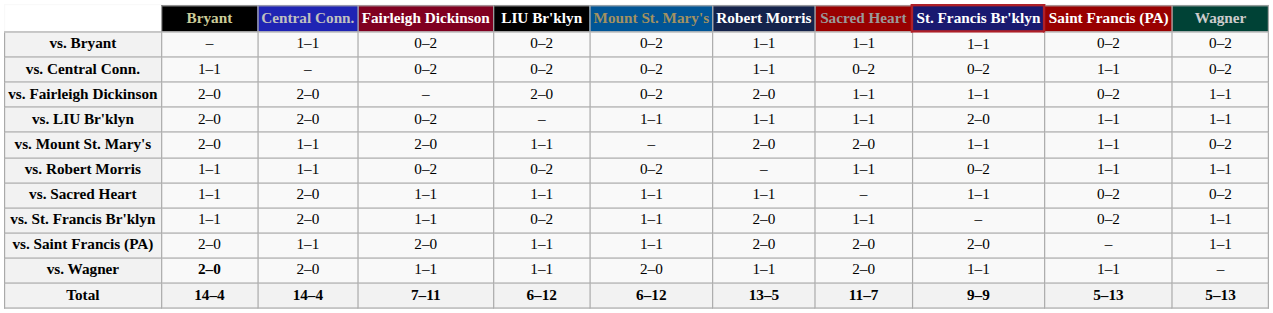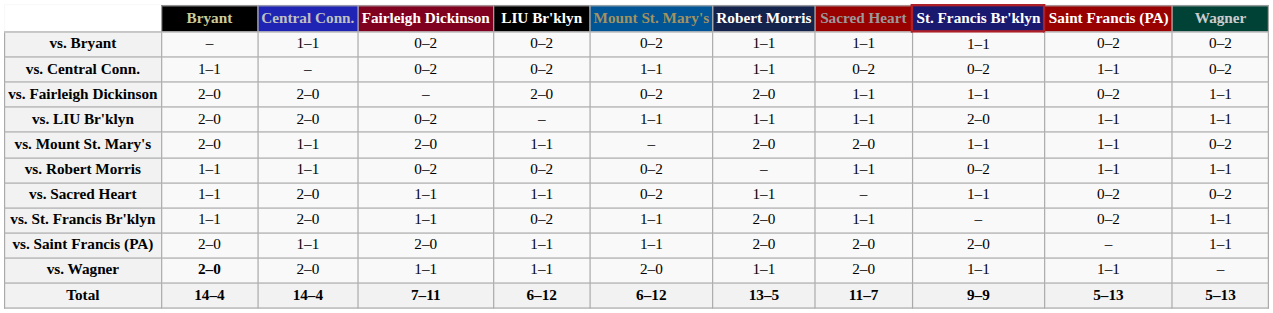(651, 69) 0–2 -> (651, 69) 1–1
(651, 194) 1–1 -> (651, 194) 0–2
